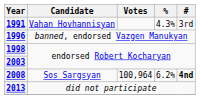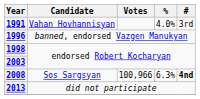(166, 24) 4.3% -> (166, 24) 4.0%
(135, 75) 100,964 -> (135, 75) 100,966
(166, 75) 6.2% -> (166, 75) 6.3%
